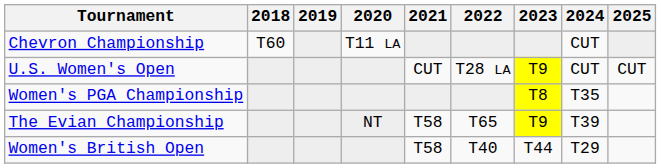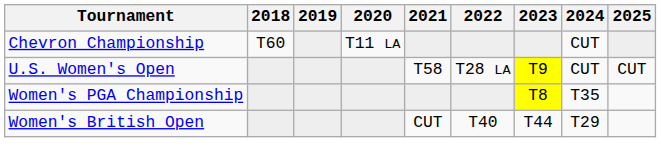(428, 71) CUT -> (428, 71) T58
- row: (116, 123)
(428, 150) T58 -> (428, 123) CUT
